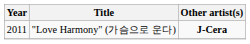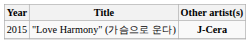(17, 29) 2011 -> (17, 29) 2015
